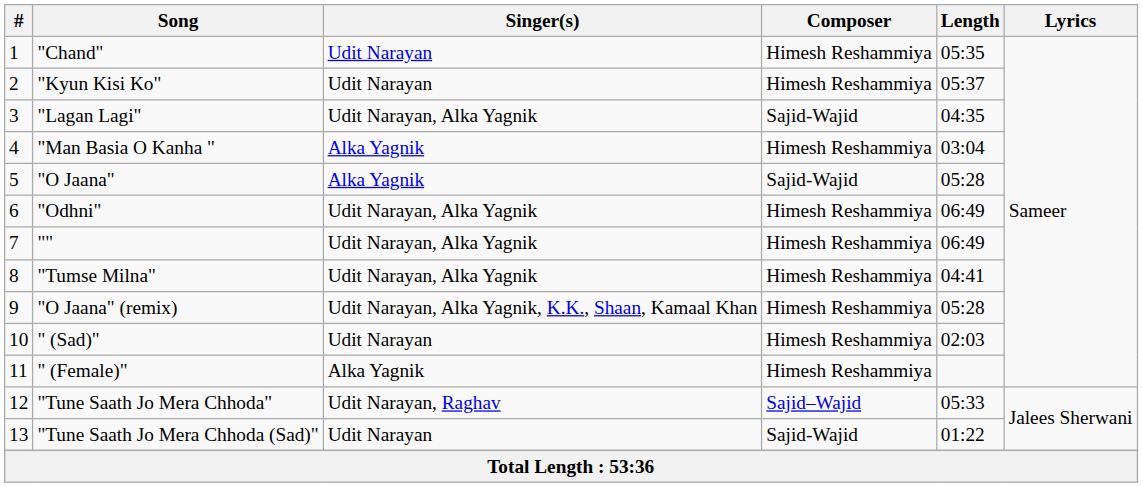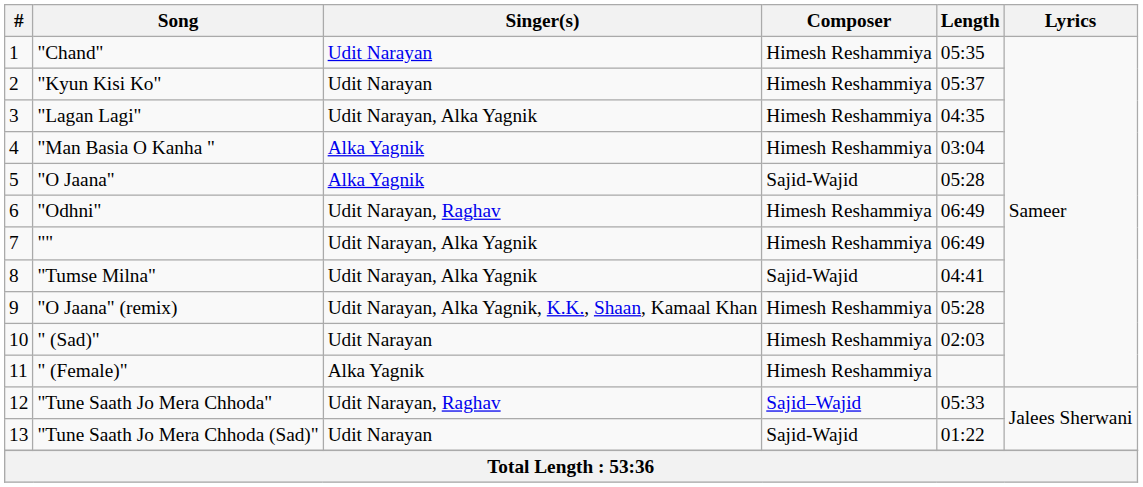(812, 116) Sajid-Wajid -> (849, 116) Himesh Reshammiya
(432, 211) Udit Narayan, Alka Yagnik -> (414, 211) Udit Narayan, Raghav
(849, 275) Himesh Reshammiya -> (812, 275) Sajid-Wajid
